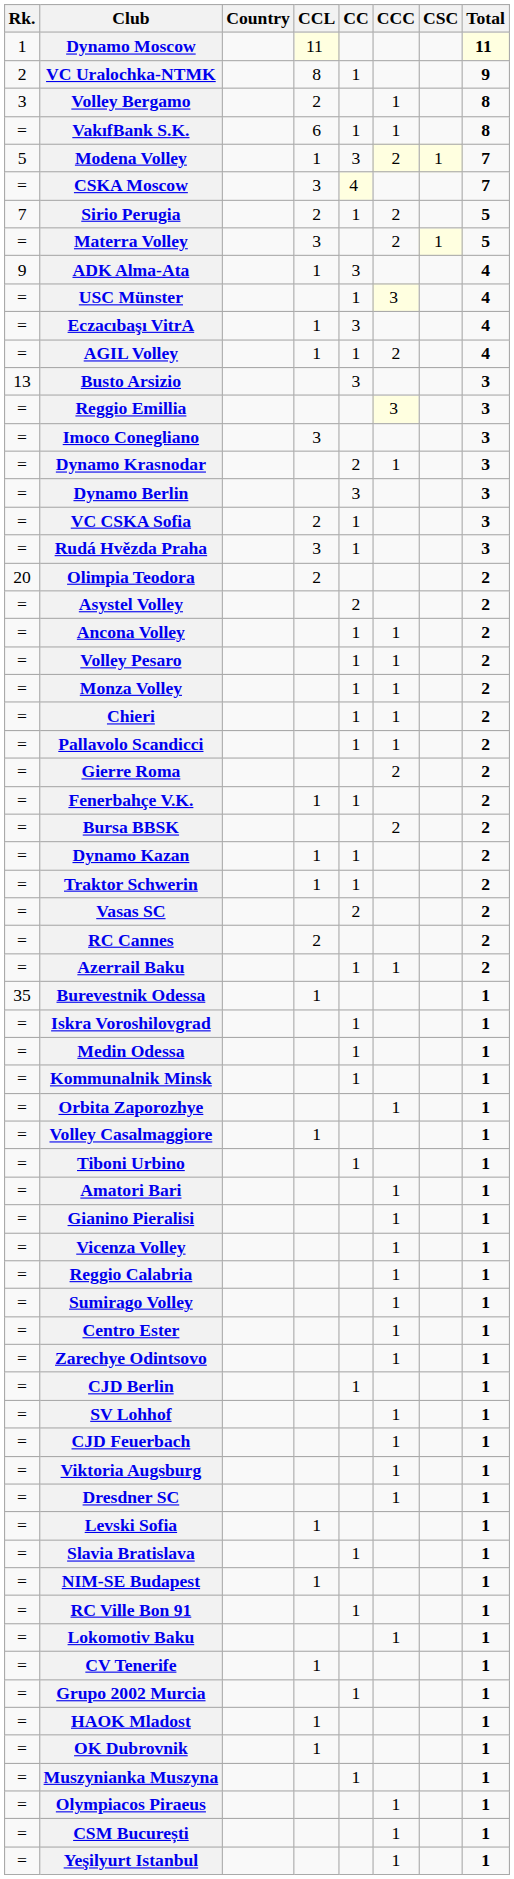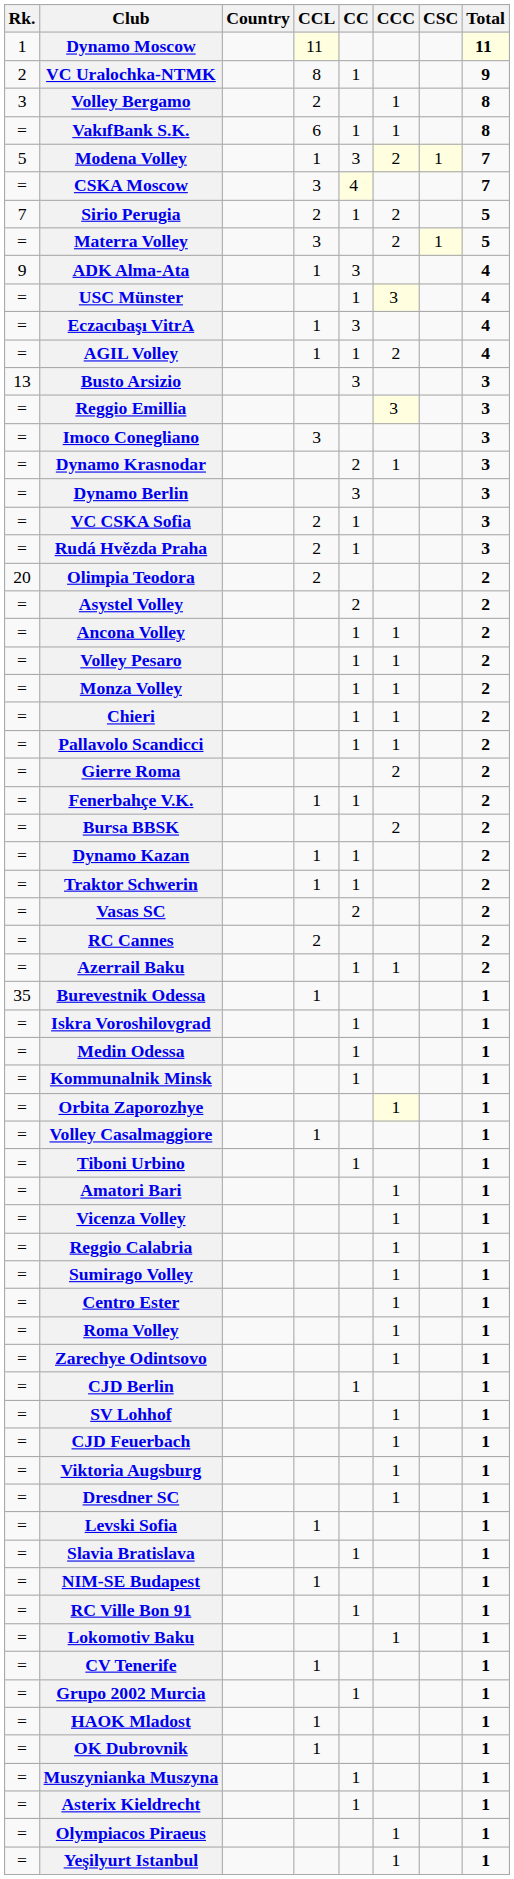(317, 548) 3 -> (317, 548) 2
(396, 1107) no background -> (396, 1107) lightyellow background
- row: (131, 1218)
+ row: (131, 1330)
+ row: (131, 1804)
- row: (131, 1832)
